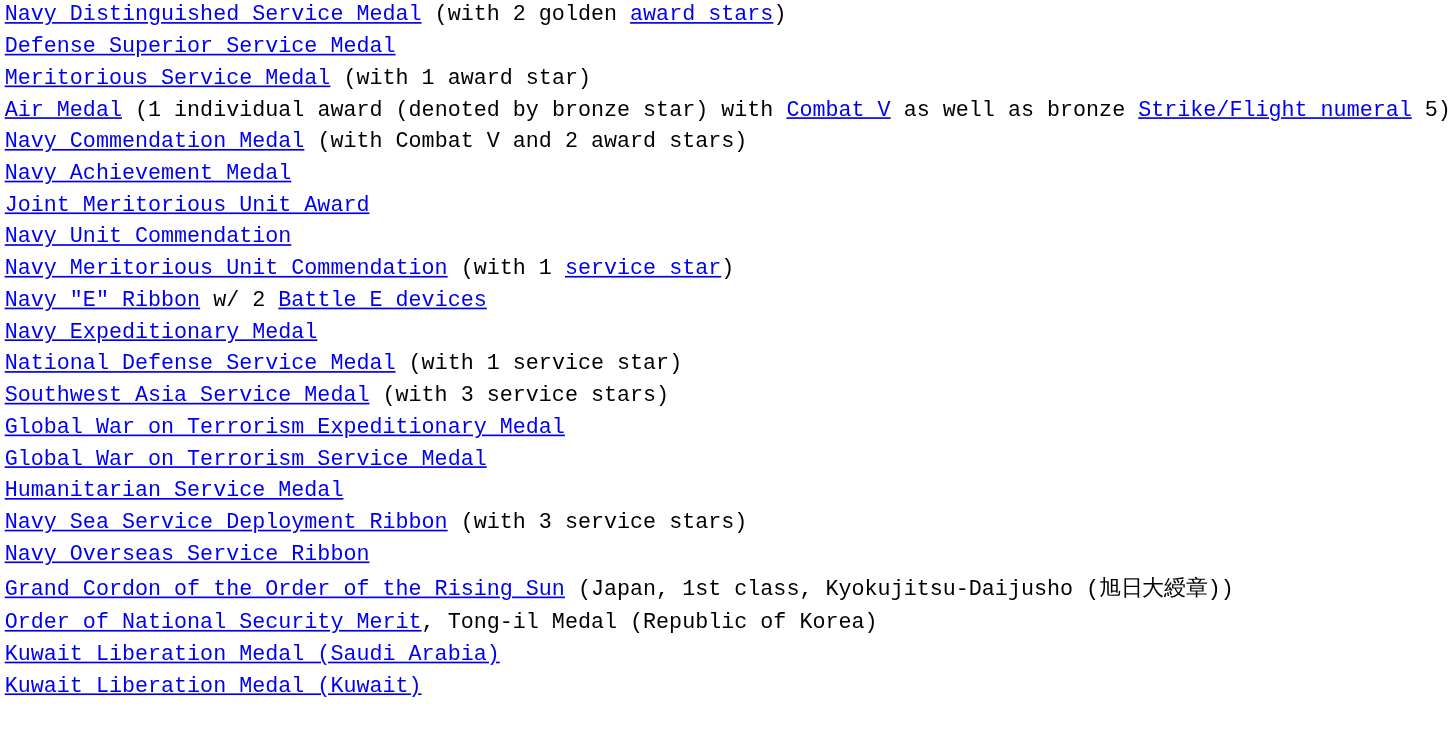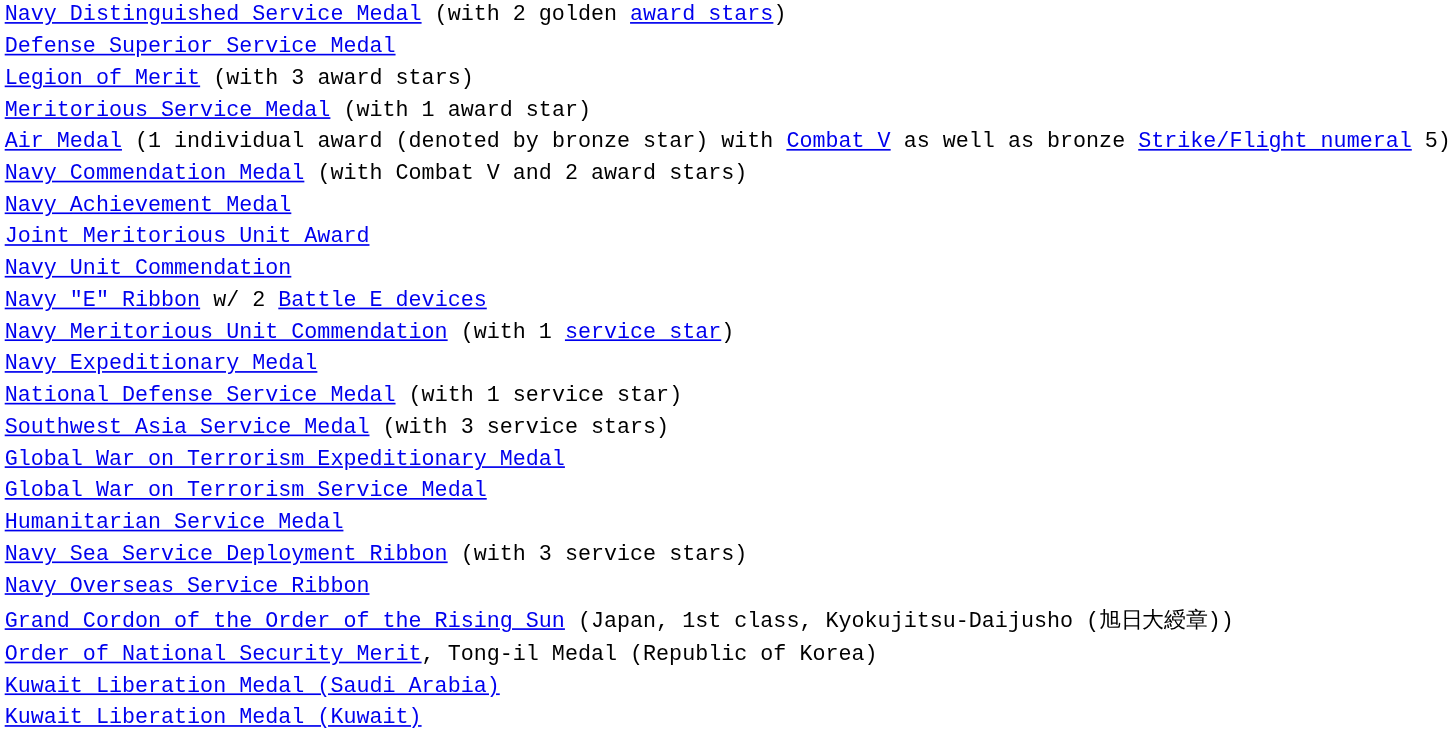+ row: (239, 78)
rows swapped: (370, 268) <-> (246, 300)
